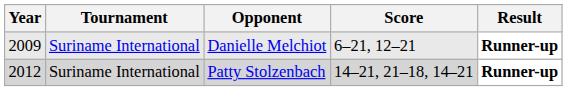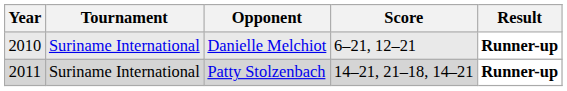(25, 45) 2009 -> (25, 45) 2010
(25, 72) 2012 -> (25, 72) 2011
